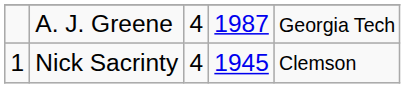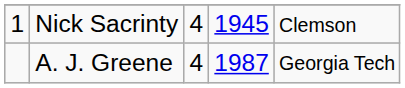rows swapped: (107, 62) <-> (104, 23)
